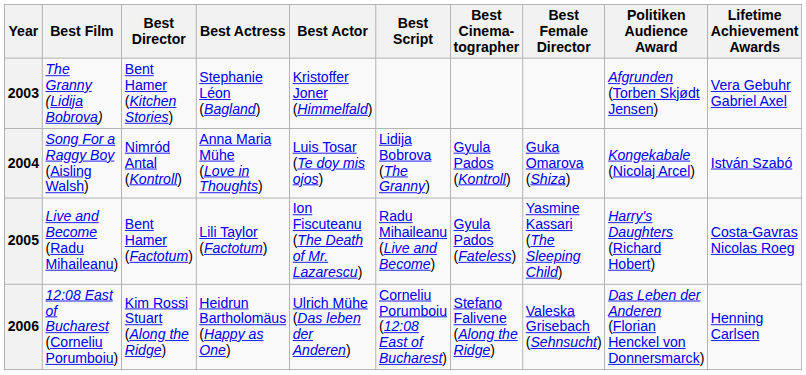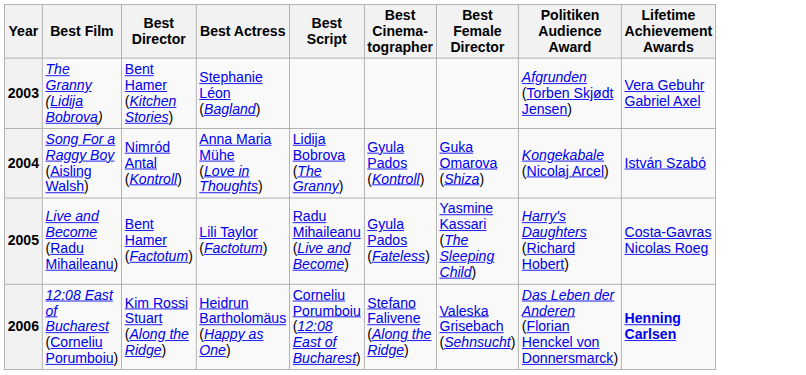- column: (333, 31)
(737, 326) normal -> (653, 326) bold
